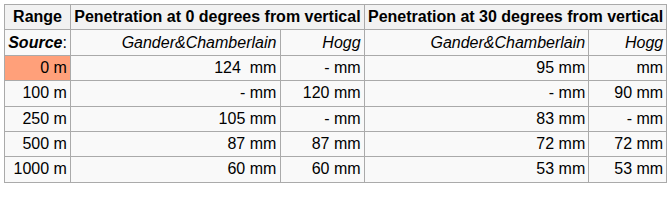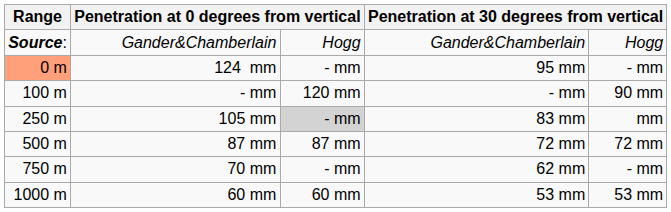(648, 67) mm -> (645, 67) - mm
(342, 118) no background -> (342, 118) lightgrey background
(645, 118) - mm -> (648, 118) mm
+ row: (252, 169)
